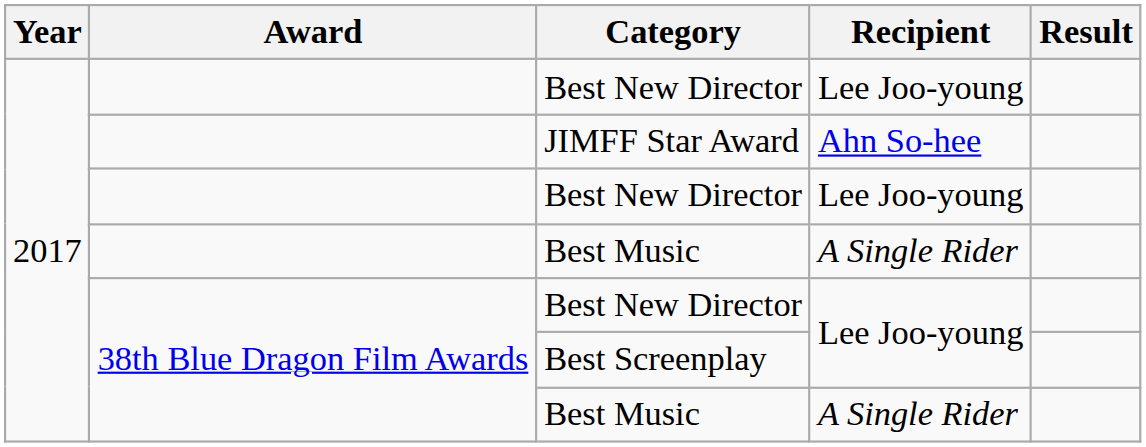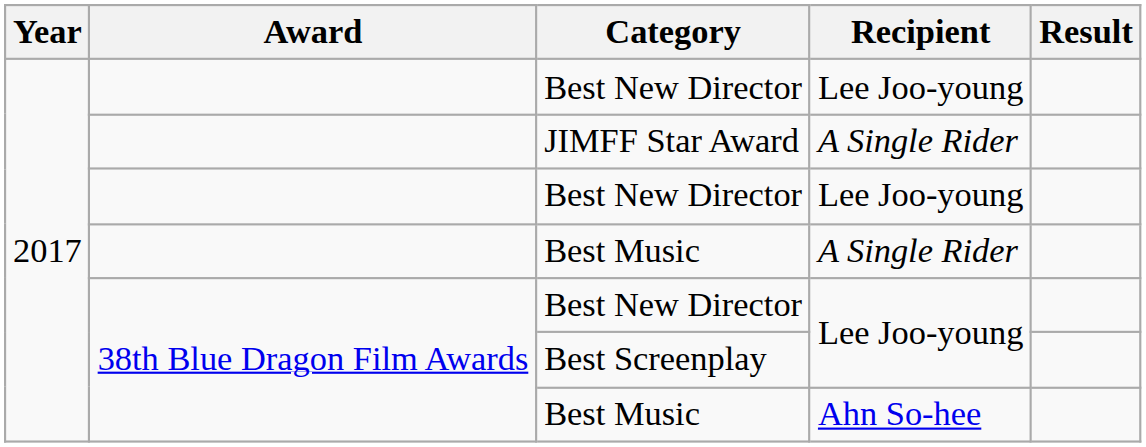(900, 140) Ahn So-hee -> (918, 140) A Single Rider
(918, 413) A Single Rider -> (900, 413) Ahn So-hee
